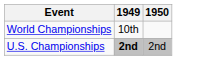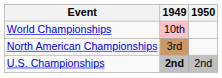(128, 30) no background -> (174, 30) pink background
+ row: (82, 47)
